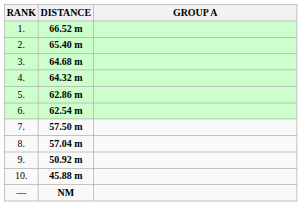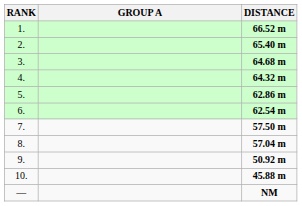columns swapped: (195, 13) <-> (66, 13)
